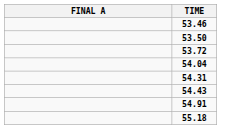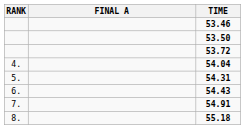+ column: (16, 11)
